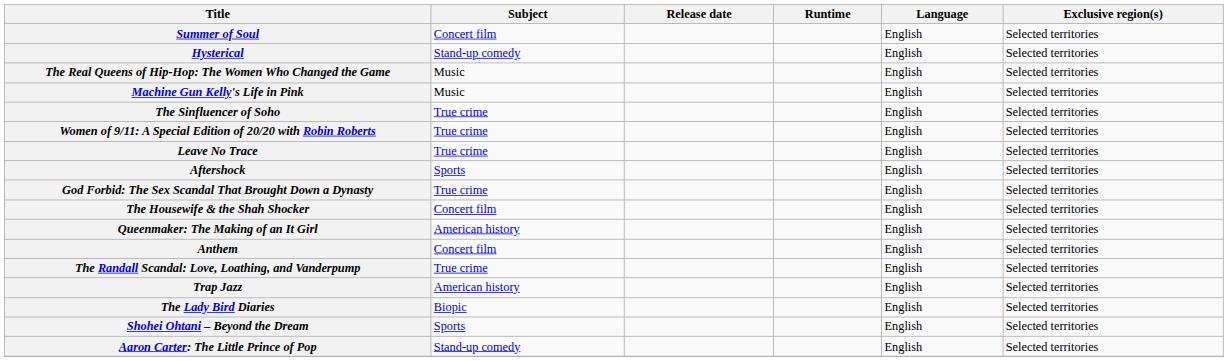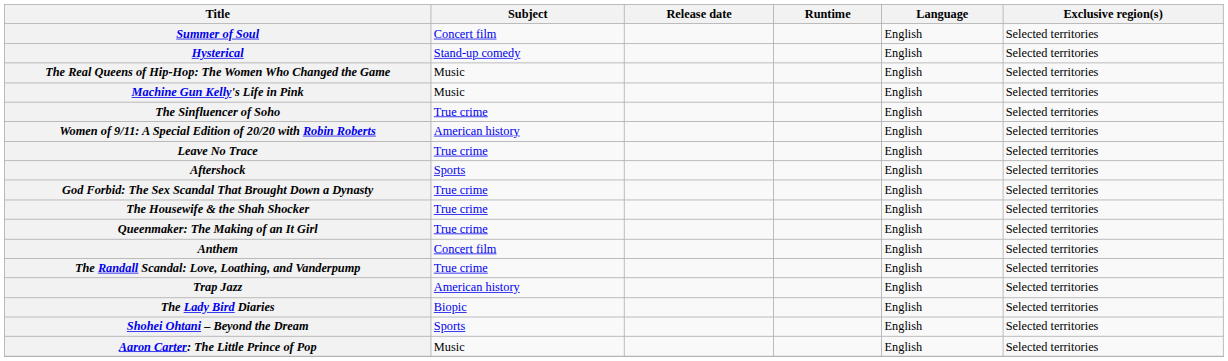(461, 131) True crime -> (477, 131) American history
(465, 209) Concert film -> (461, 209) True crime
(477, 229) American history -> (461, 229) True crime
(477, 346) Stand-up comedy -> (449, 346) Music
